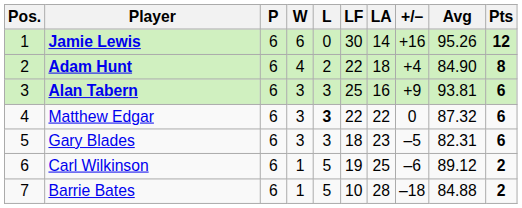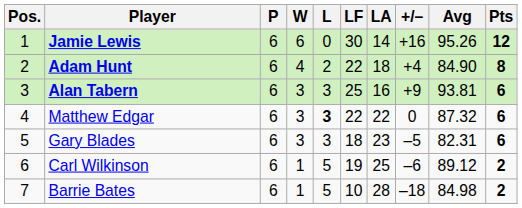(457, 191) 84.88 -> (457, 191) 84.98
